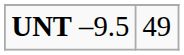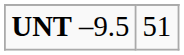(157, 27) 49 -> (157, 27) 51
